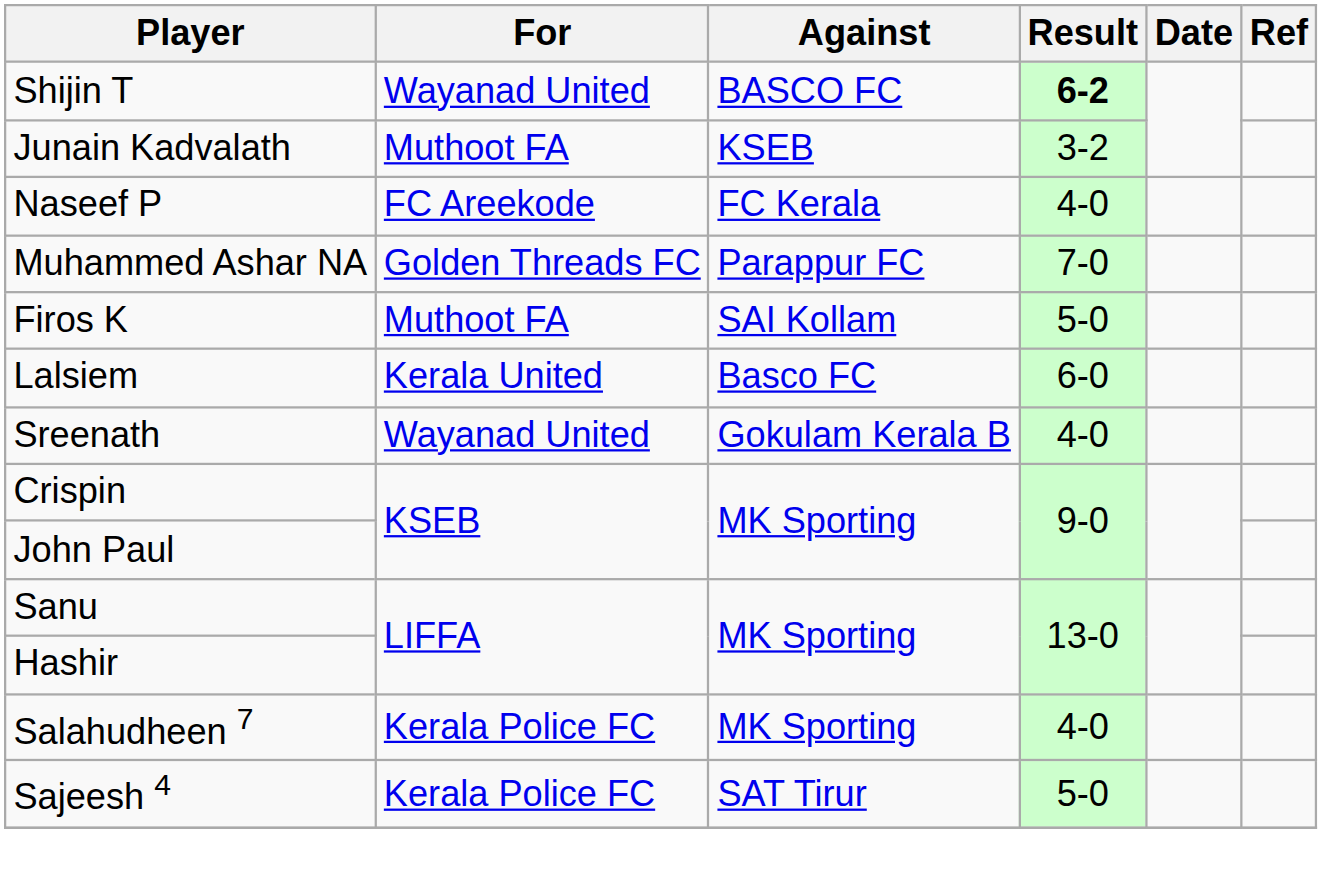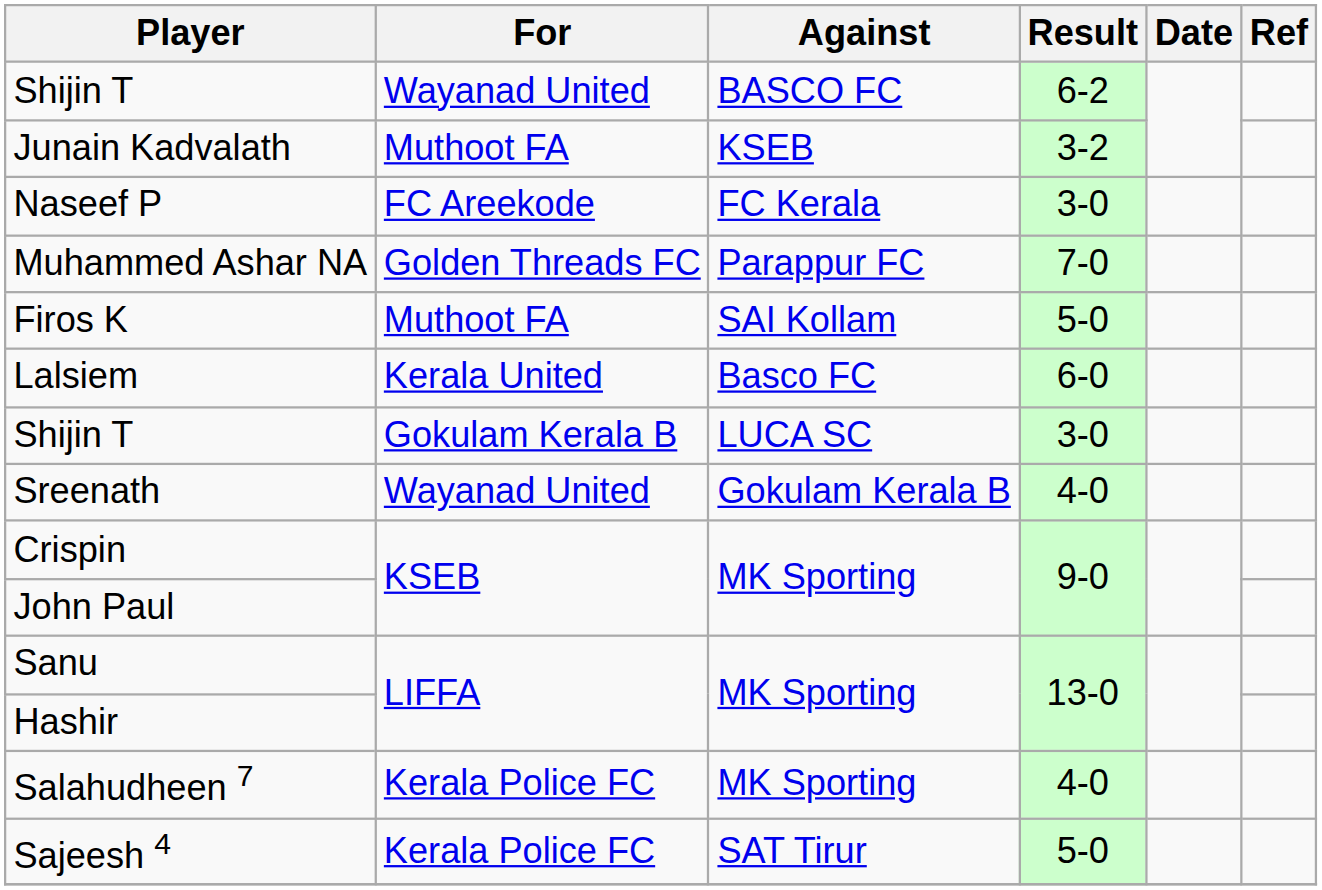(1083, 90) bold -> (1083, 90) normal
(1083, 205) 4-0 -> (1083, 205) 3-0
+ row: (73, 434)
